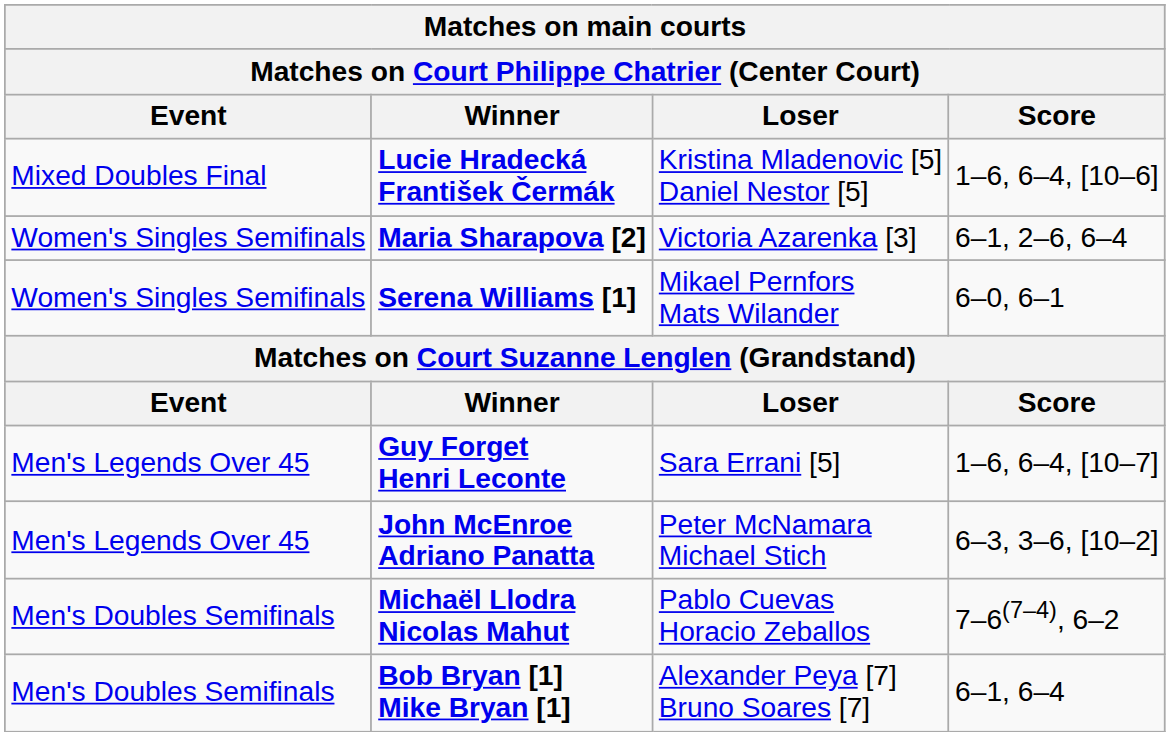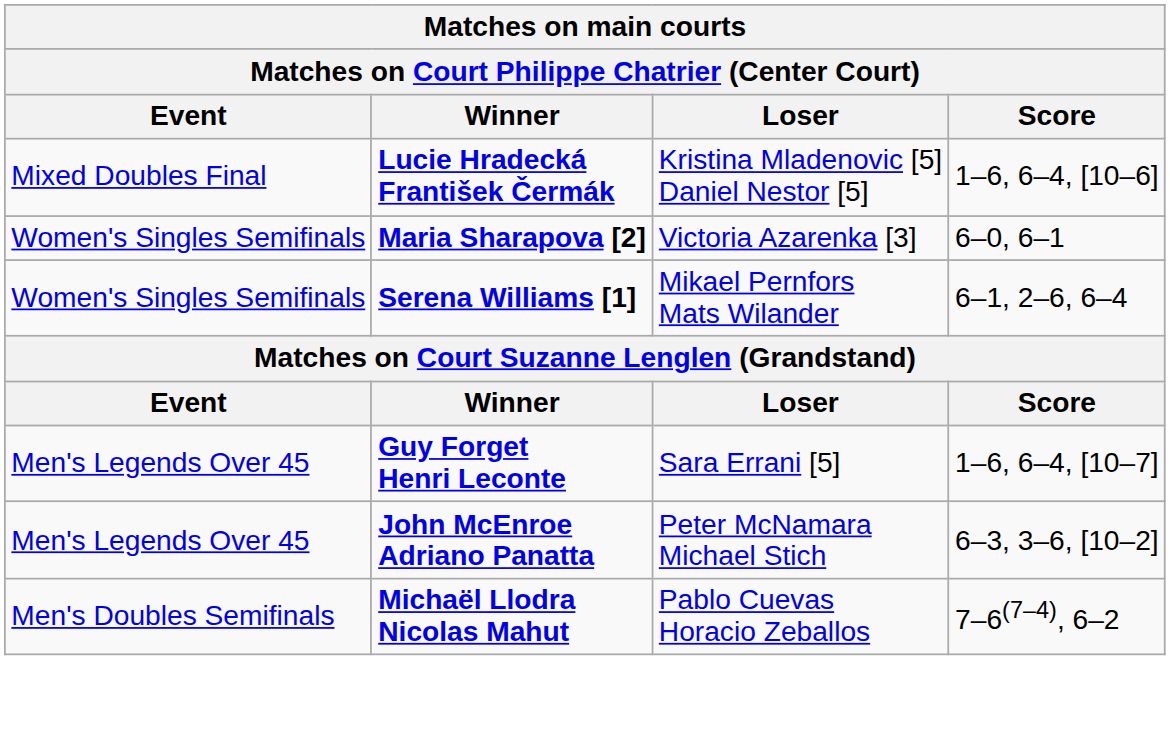(1041, 237) 6–1, 2–6, 6–4 -> (1010, 237) 6–0, 6–1
(1010, 297) 6–0, 6–1 -> (1041, 297) 6–1, 2–6, 6–4
- row: (474, 692)
